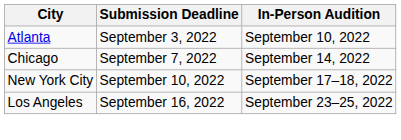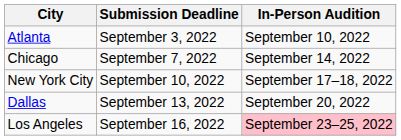+ row: (27, 102)
(319, 102) no background -> (319, 124) pink background
